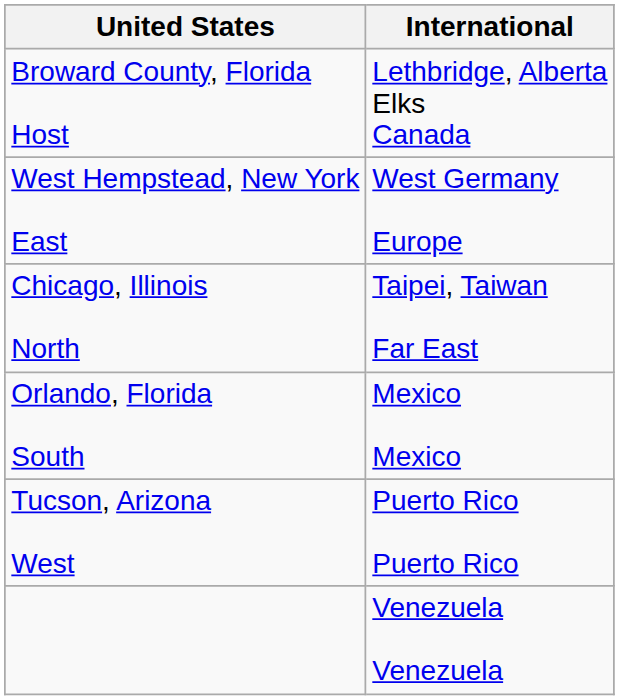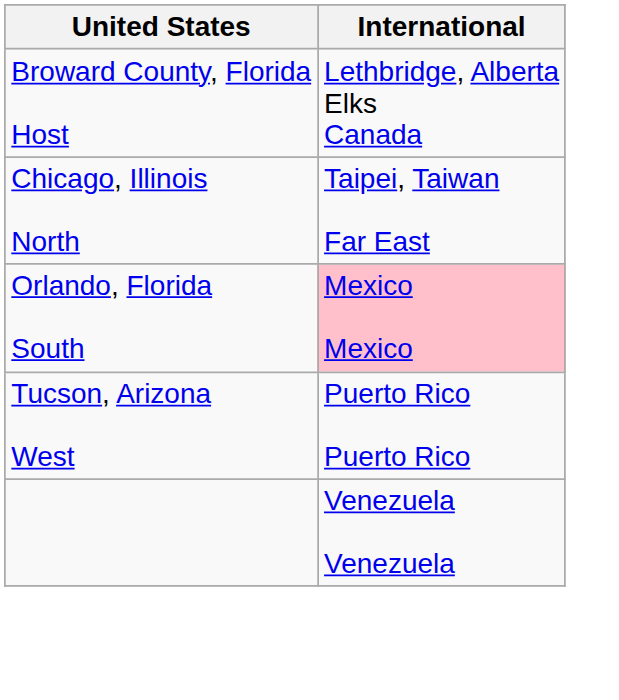- row: (185, 210)
(417, 424) no background -> (368, 317) pink background
